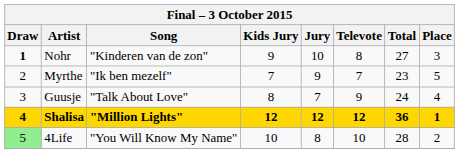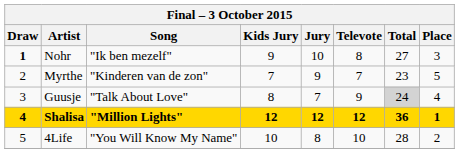(149, 55) "Kinderen van de zon" -> (131, 55) "Ik ben mezelf"
(131, 76) "Ik ben mezelf" -> (149, 76) "Kinderen van de zon"
(402, 96) no background -> (402, 96) lightgrey background
(23, 138) lightgreen background -> (23, 138) no background
